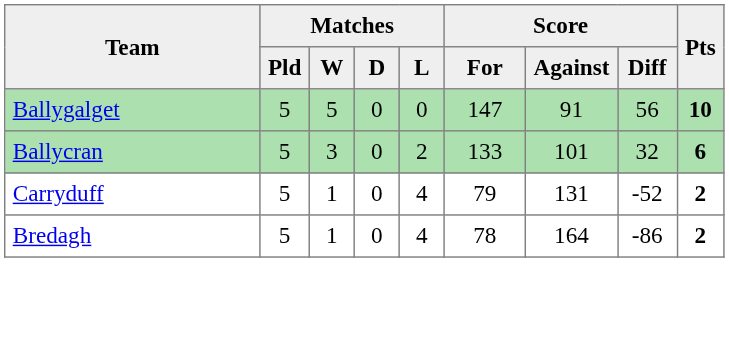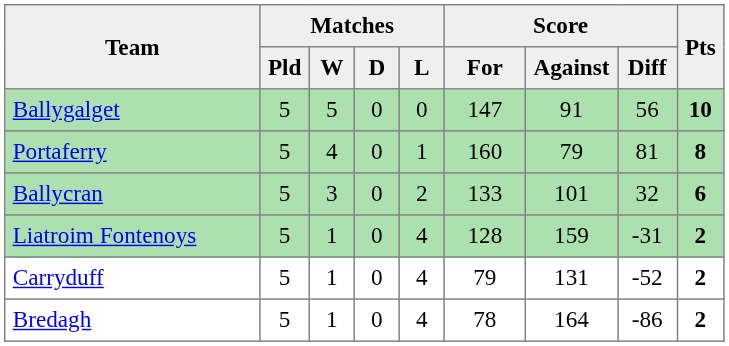+ row: (60, 151)
+ row: (105, 235)
